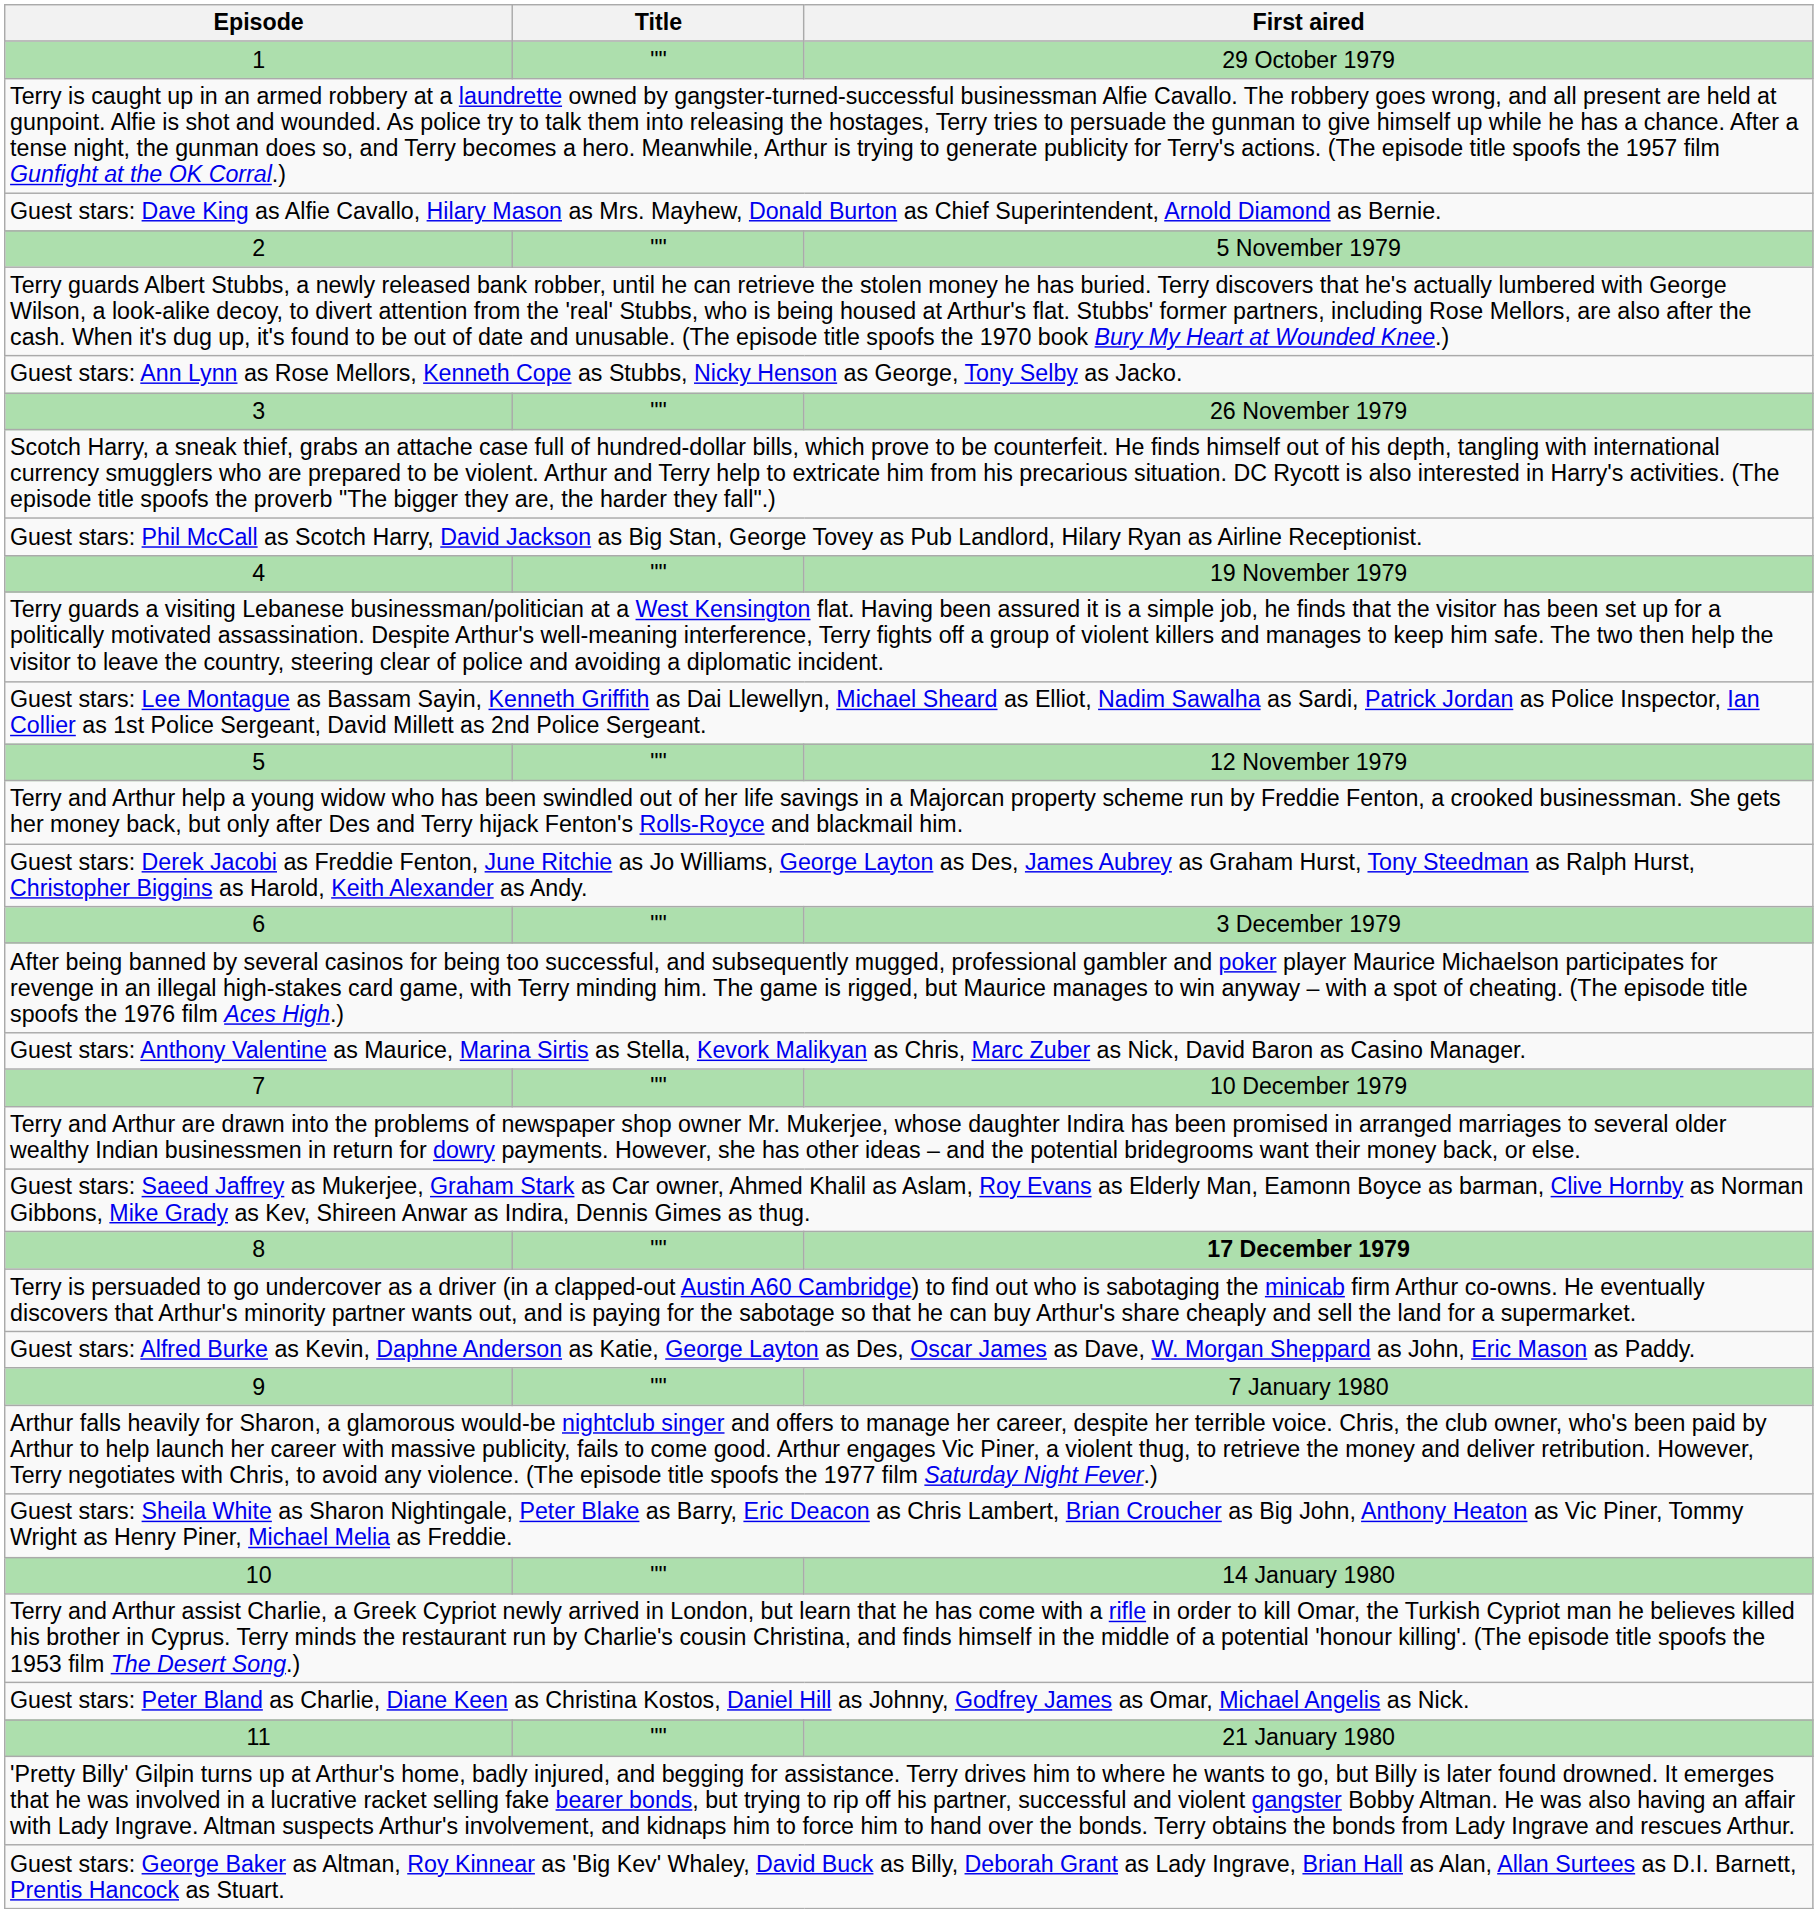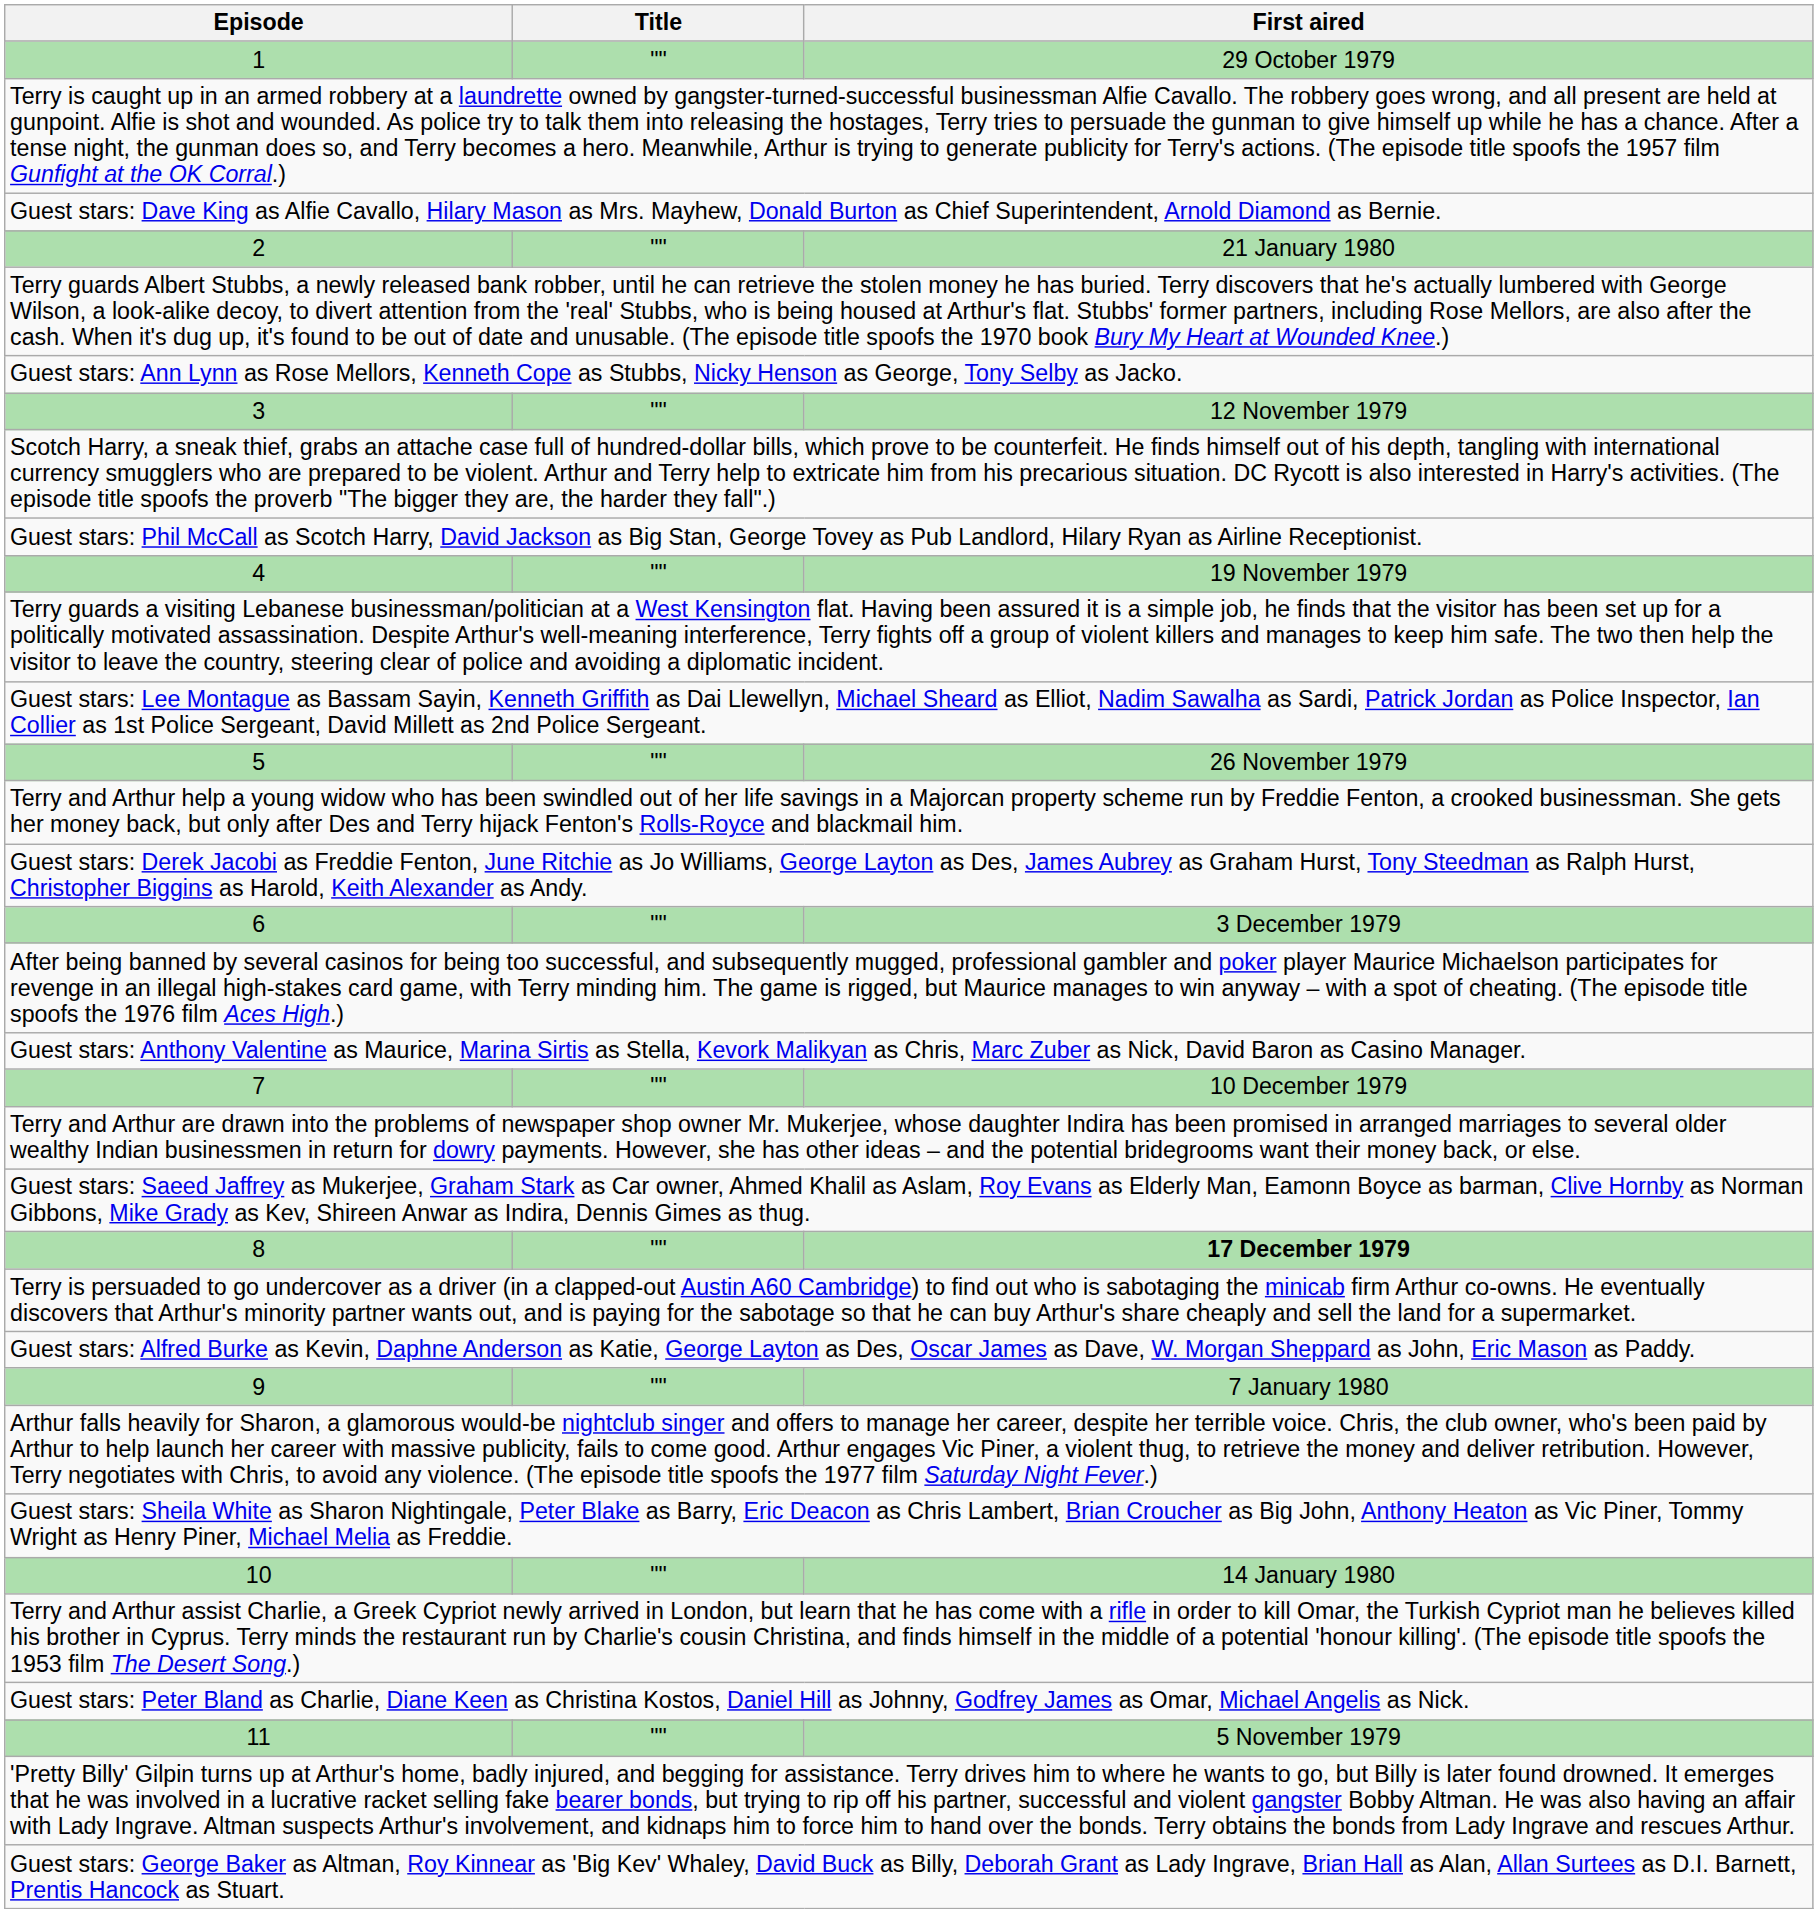(1309, 248) 5 November 1979 -> (1309, 248) 21 January 1980
(1309, 410) 26 November 1979 -> (1309, 410) 12 November 1979
(1309, 762) 12 November 1979 -> (1309, 762) 26 November 1979
(1309, 1737) 21 January 1980 -> (1309, 1737) 5 November 1979
